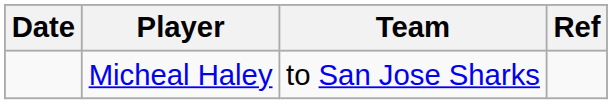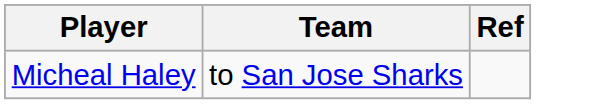- column: (43, 27)
